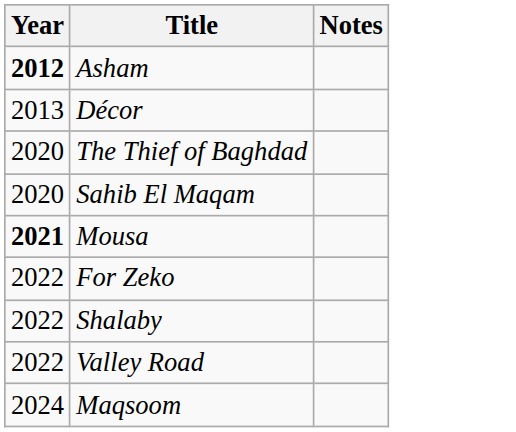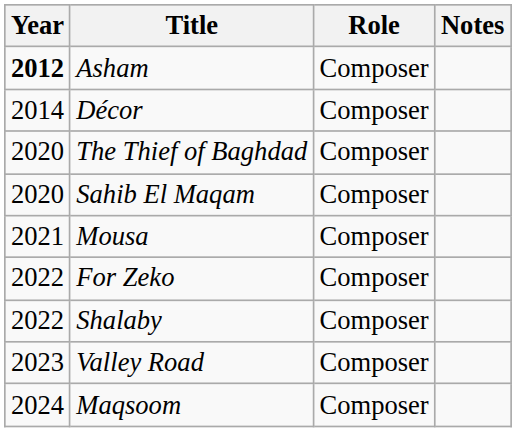+ column: (374, 25)
(38, 109) 2013 -> (38, 109) 2014
(38, 236) bold -> (38, 236) normal
(38, 362) 2022 -> (38, 362) 2023
